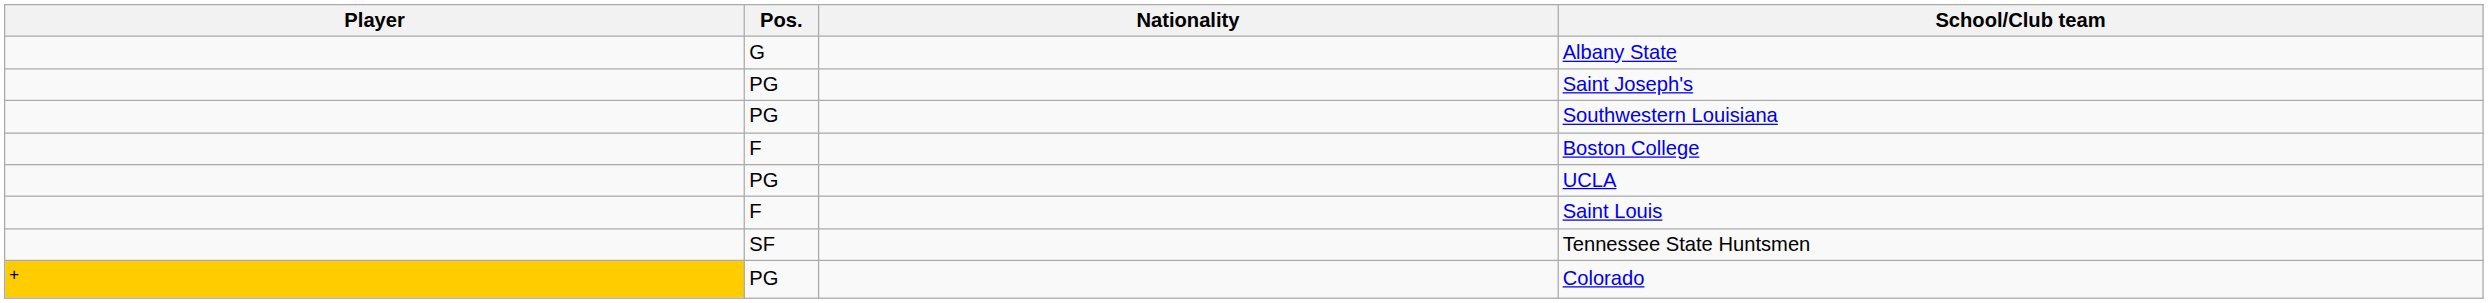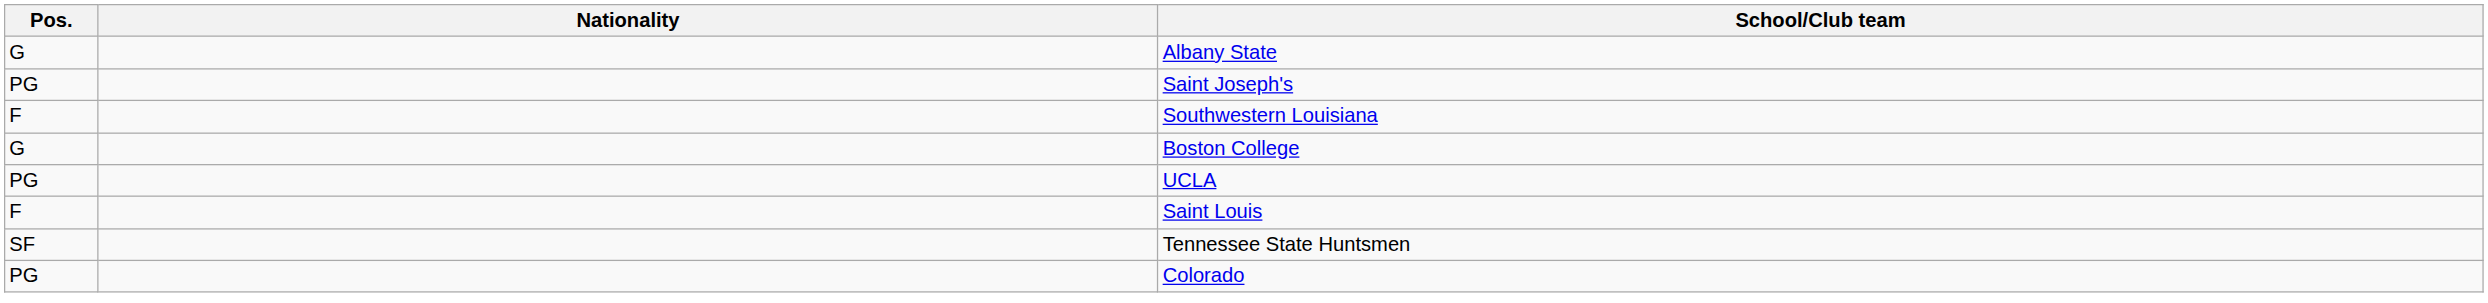- column: (375, 20)
(764, 116) PG -> (15, 116) F
(755, 148) F -> (17, 148) G
